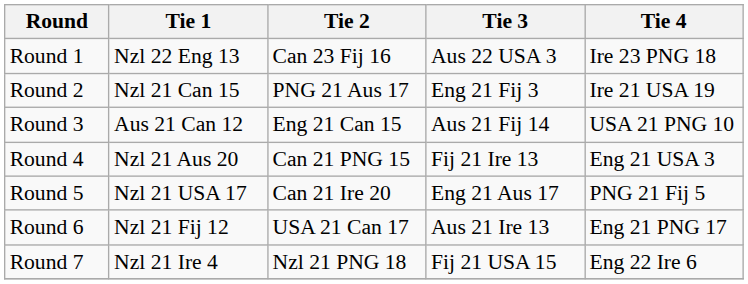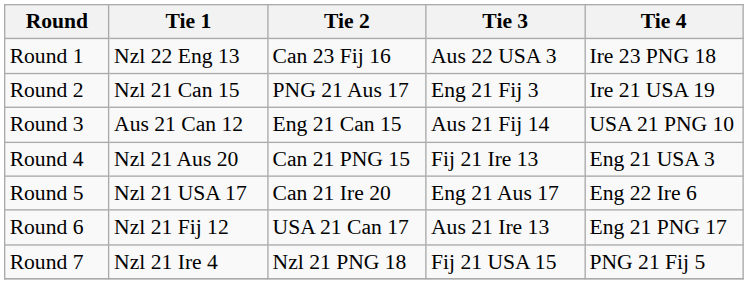(647, 192) PNG 21 Fij 5 -> (643, 192) Eng 22 Ire 6
(643, 261) Eng 22 Ire 6 -> (647, 261) PNG 21 Fij 5
